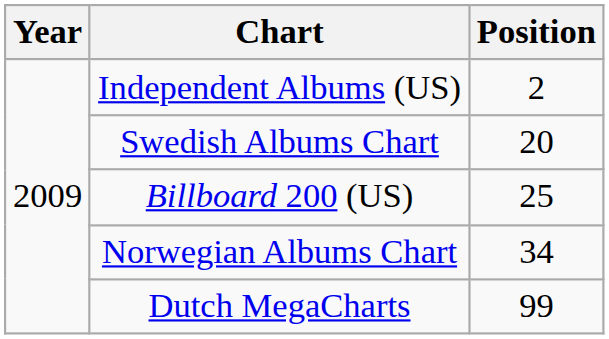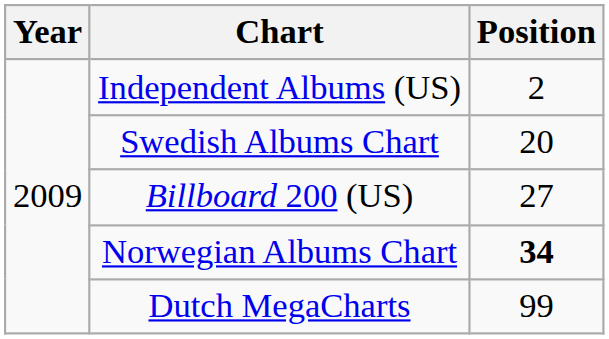(536, 196) 25 -> (536, 196) 27
(536, 251) normal -> (536, 251) bold
